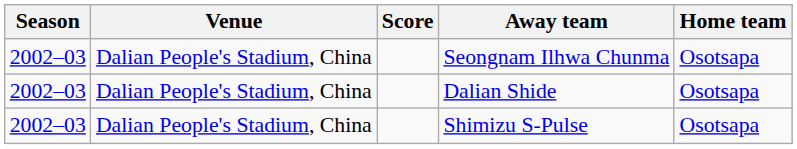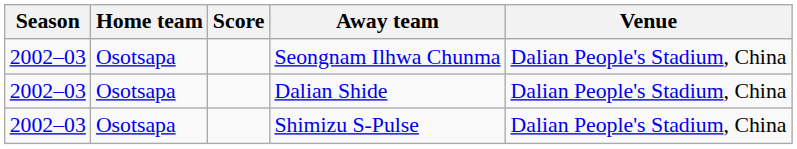columns swapped: (733, 21) <-> (234, 21)
